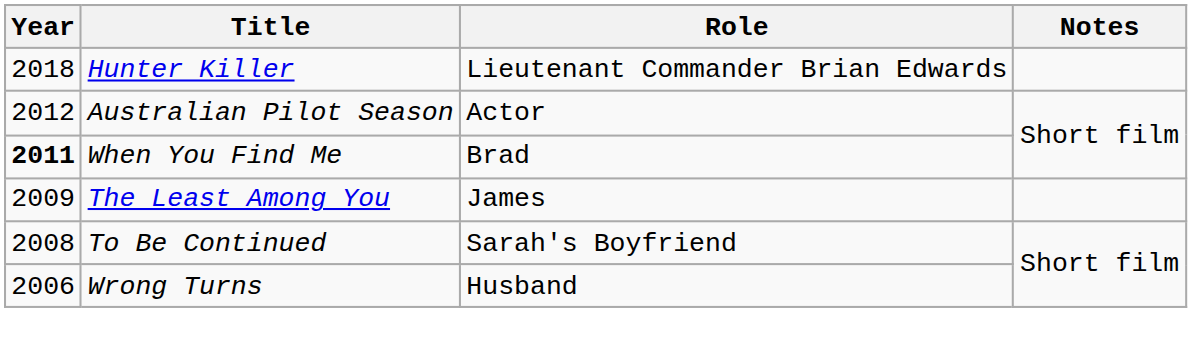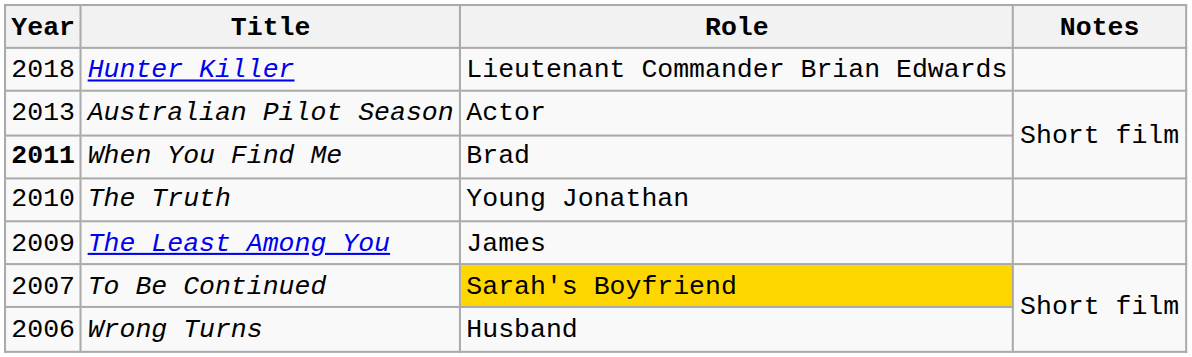(43, 113) 2012 -> (43, 113) 2013
+ row: (159, 200)
(43, 243) 2008 -> (43, 286) 2007
(602, 243) no background -> (602, 286) gold background
